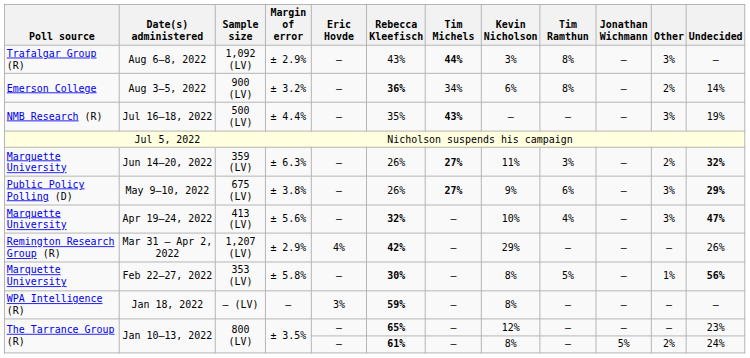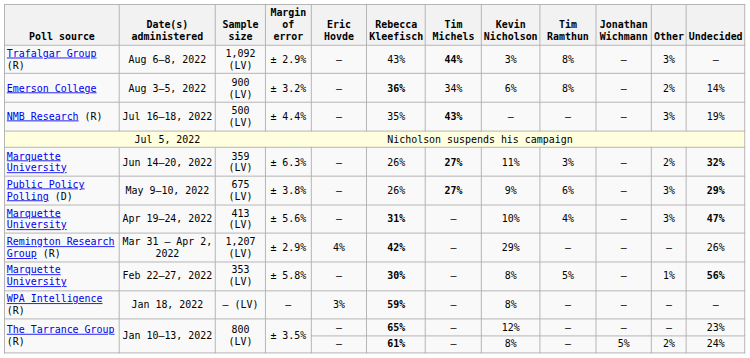(396, 219) 32% -> (396, 219) 31%
